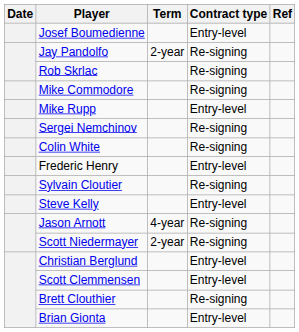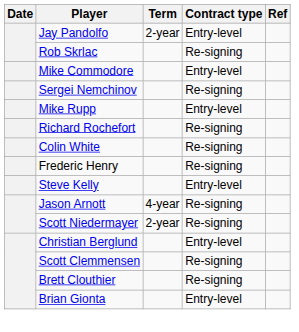- row: (92, 33)
(219, 52) Re-signing -> (213, 33) Entry-level
(219, 90) Re-signing -> (213, 71) Entry-level
rows swapped: (67, 109) <-> (88, 128)
+ row: (87, 128)
(218, 166) Entry-level -> (214, 166) Re-signing
- row: (80, 185)
(218, 280) Entry-level -> (214, 261) Re-signing
